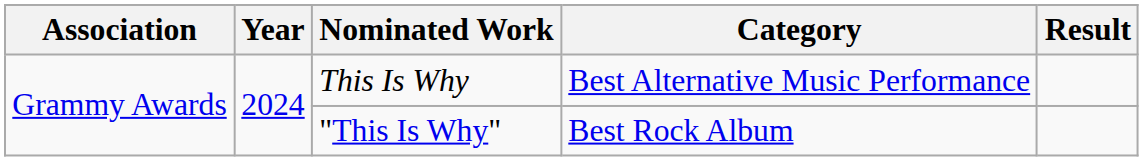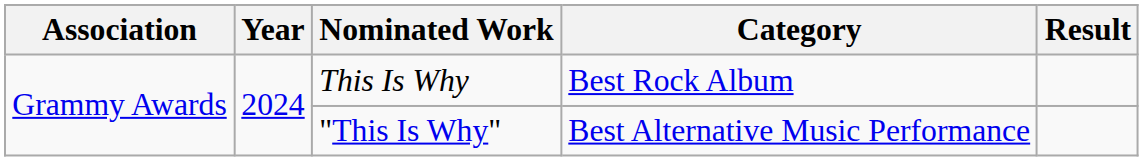(799, 79) Best Alternative Music Performance -> (681, 79) Best Rock Album
(681, 130) Best Rock Album -> (799, 130) Best Alternative Music Performance
